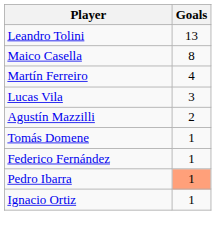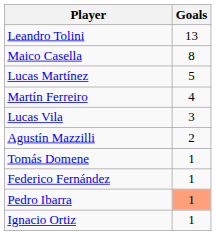+ row: (48, 76)
